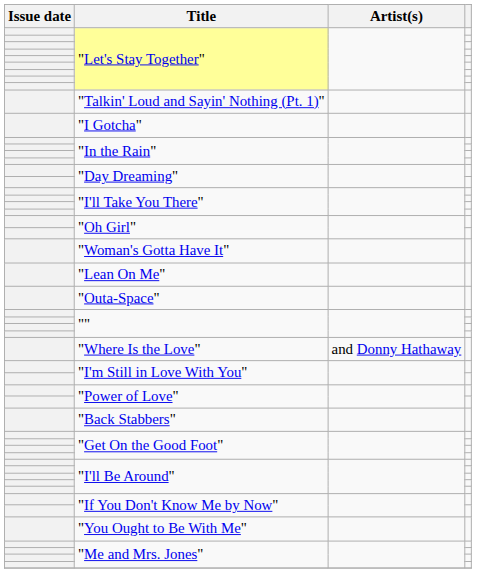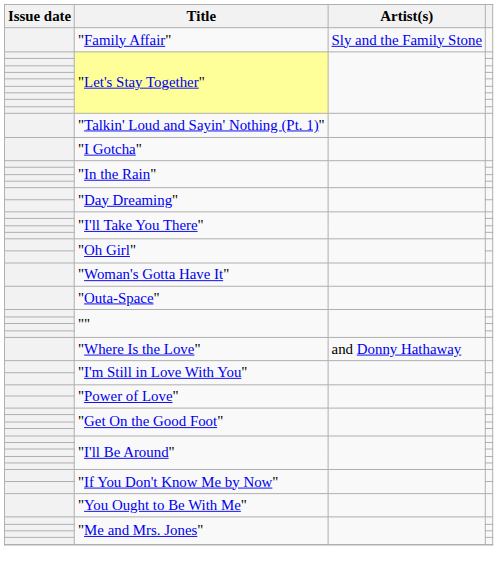+ row: (125, 39)
- row: (122, 274)
- row: (127, 419)
